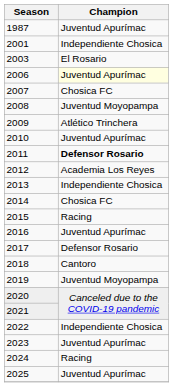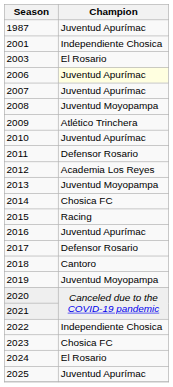(87, 91) Chosica FC -> (103, 91) Juventud Apurímac
(102, 153) bold -> (99, 153) normal
(112, 185) Independiente Chosica -> (110, 185) Juventud Moyopampa
(103, 342) Juventud Apurímac -> (87, 342) Chosica FC
(76, 358) Racing -> (84, 358) El Rosario
